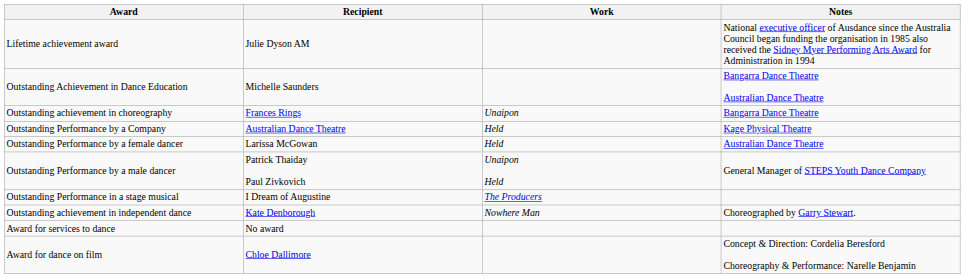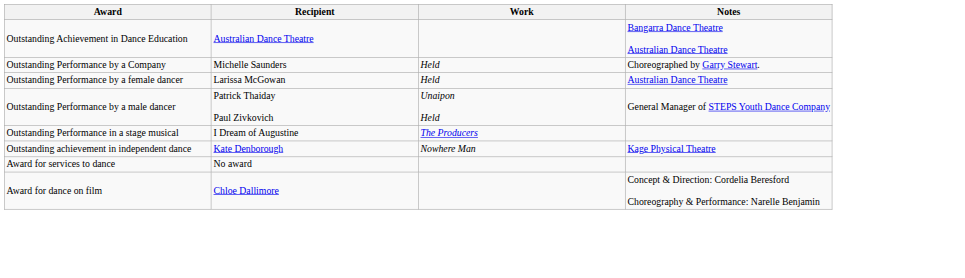- row: (62, 44)
(282, 87) Michelle Saunders -> (264, 38) Australian Dance Theatre
- row: (89, 113)
(296, 129) Australian Dance Theatre -> (250, 65) Michelle Saunders
(768, 129) Kage Physical Theatre -> (694, 65) Choreographed by Garry Stewart.
(790, 212) Choreographed by Garry Stewart. -> (672, 149) Kage Physical Theatre
